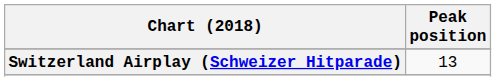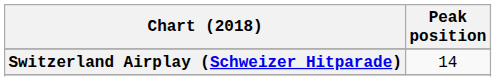(448, 62) 13 -> (448, 62) 14
